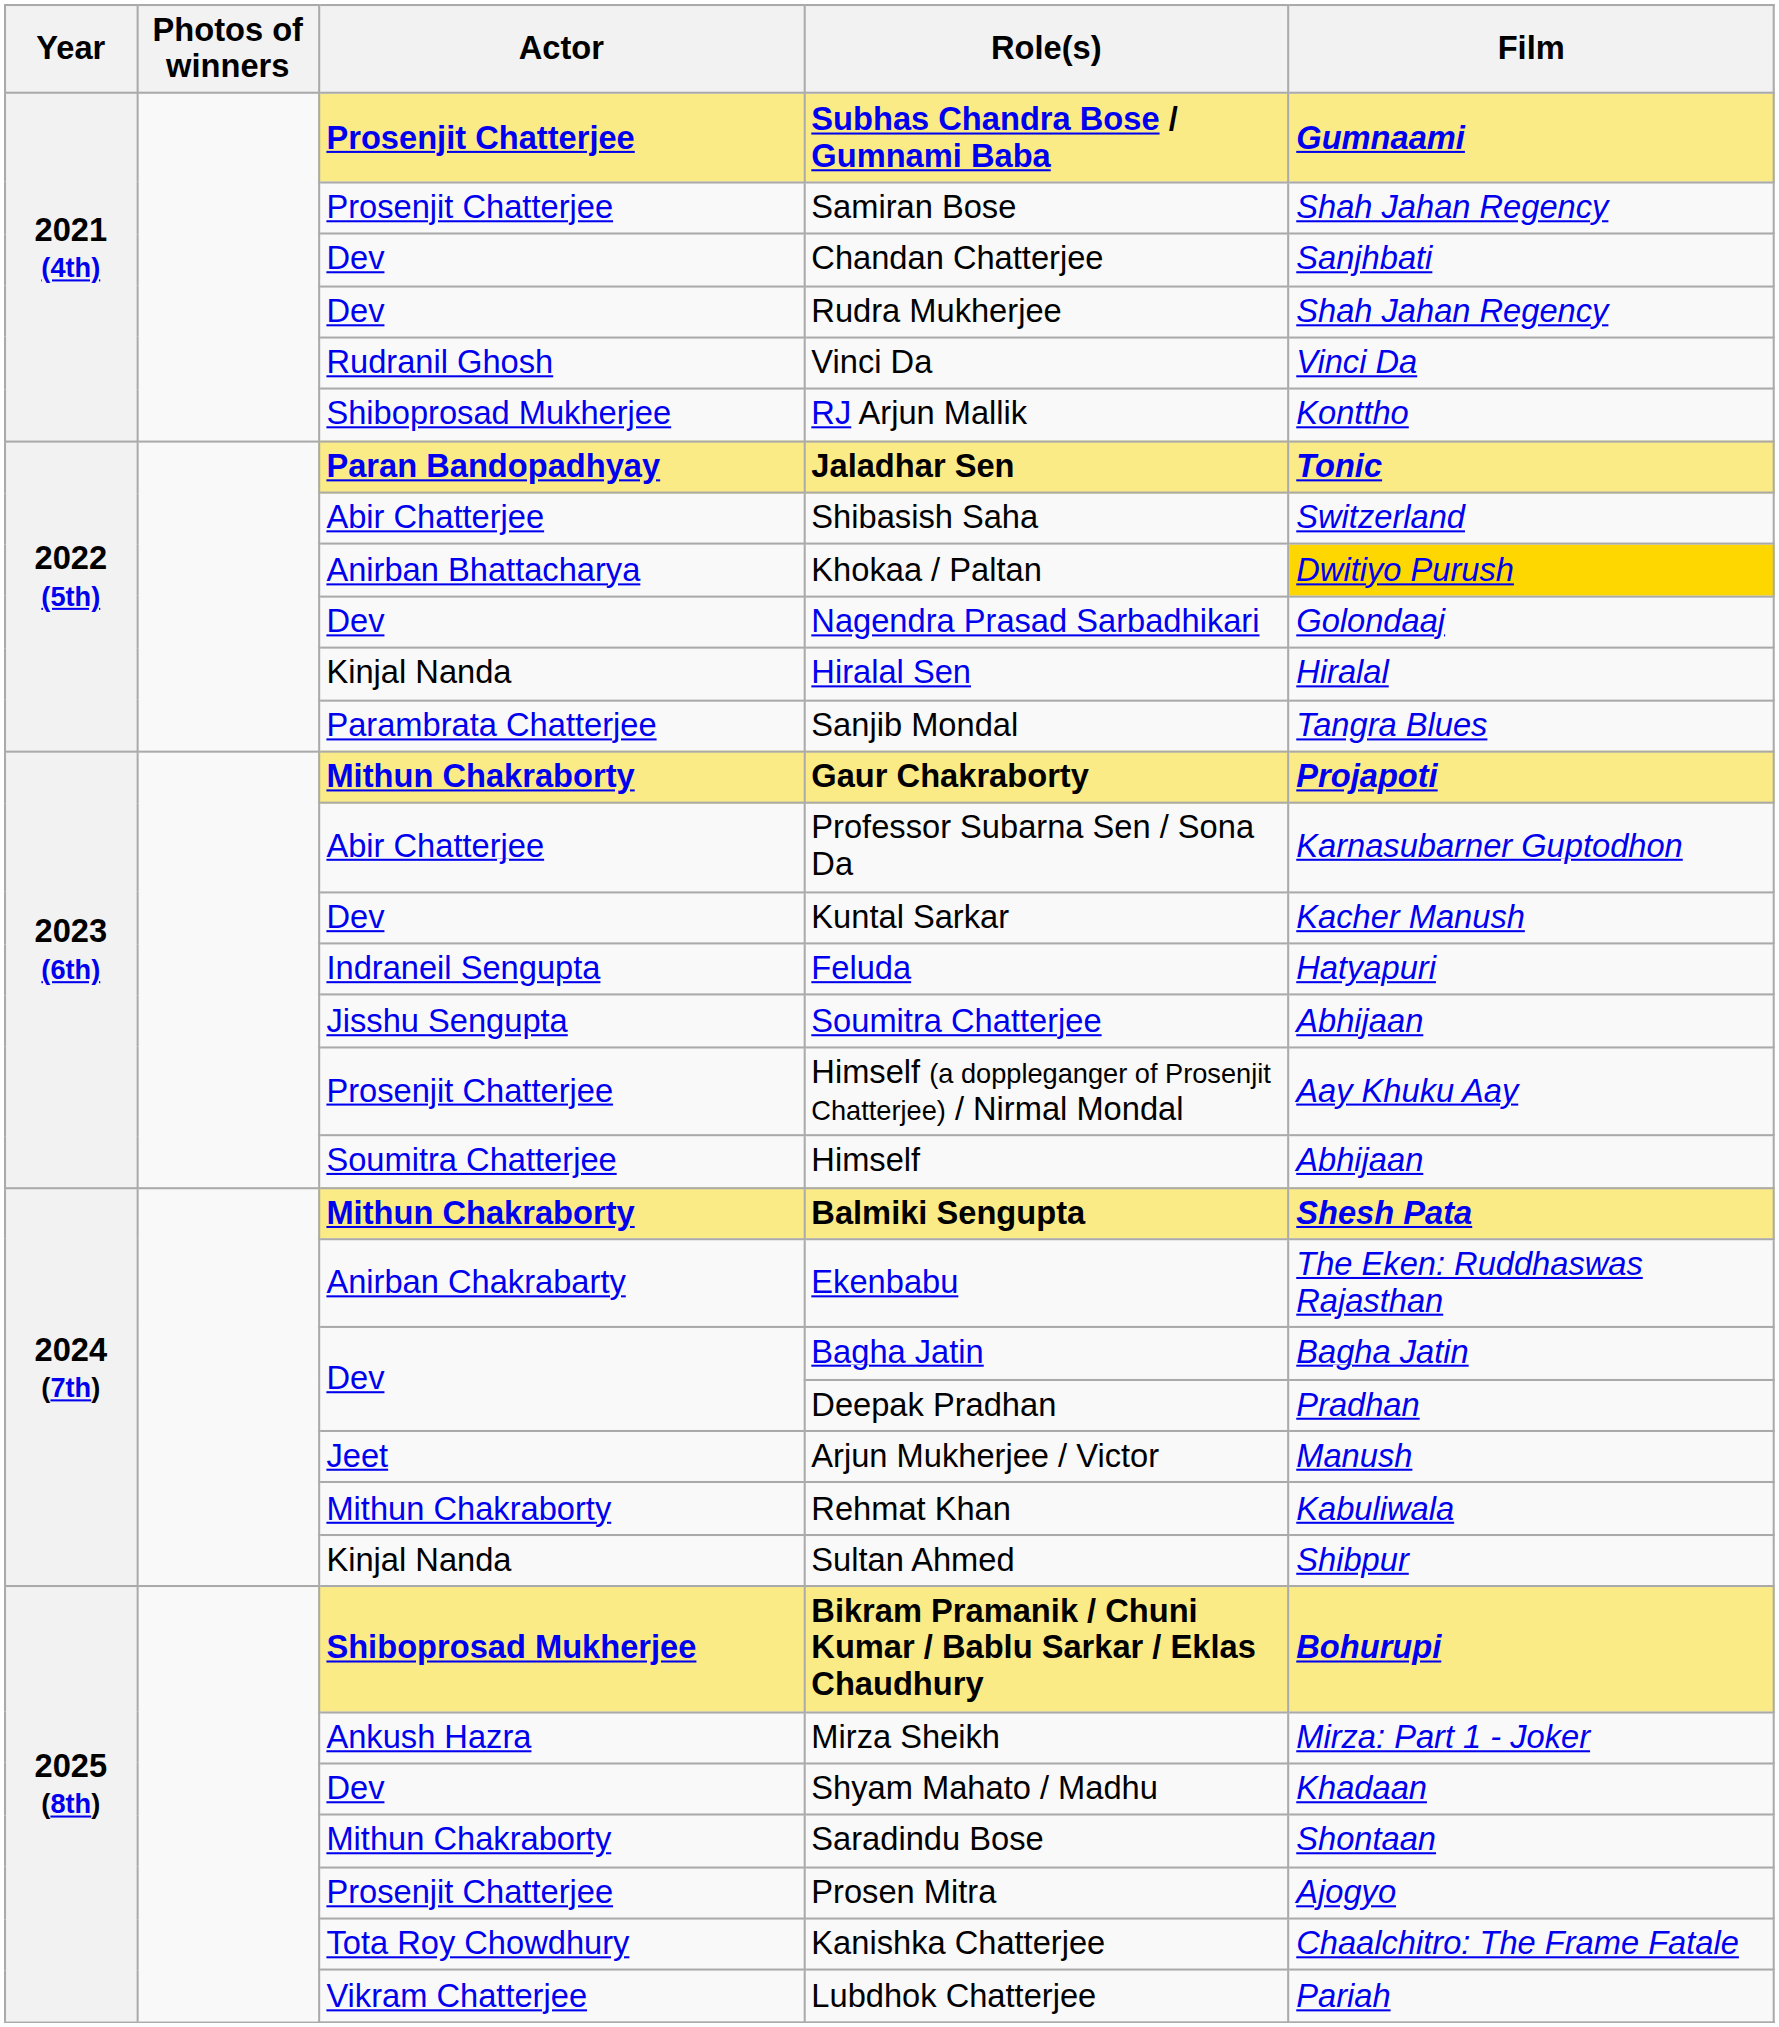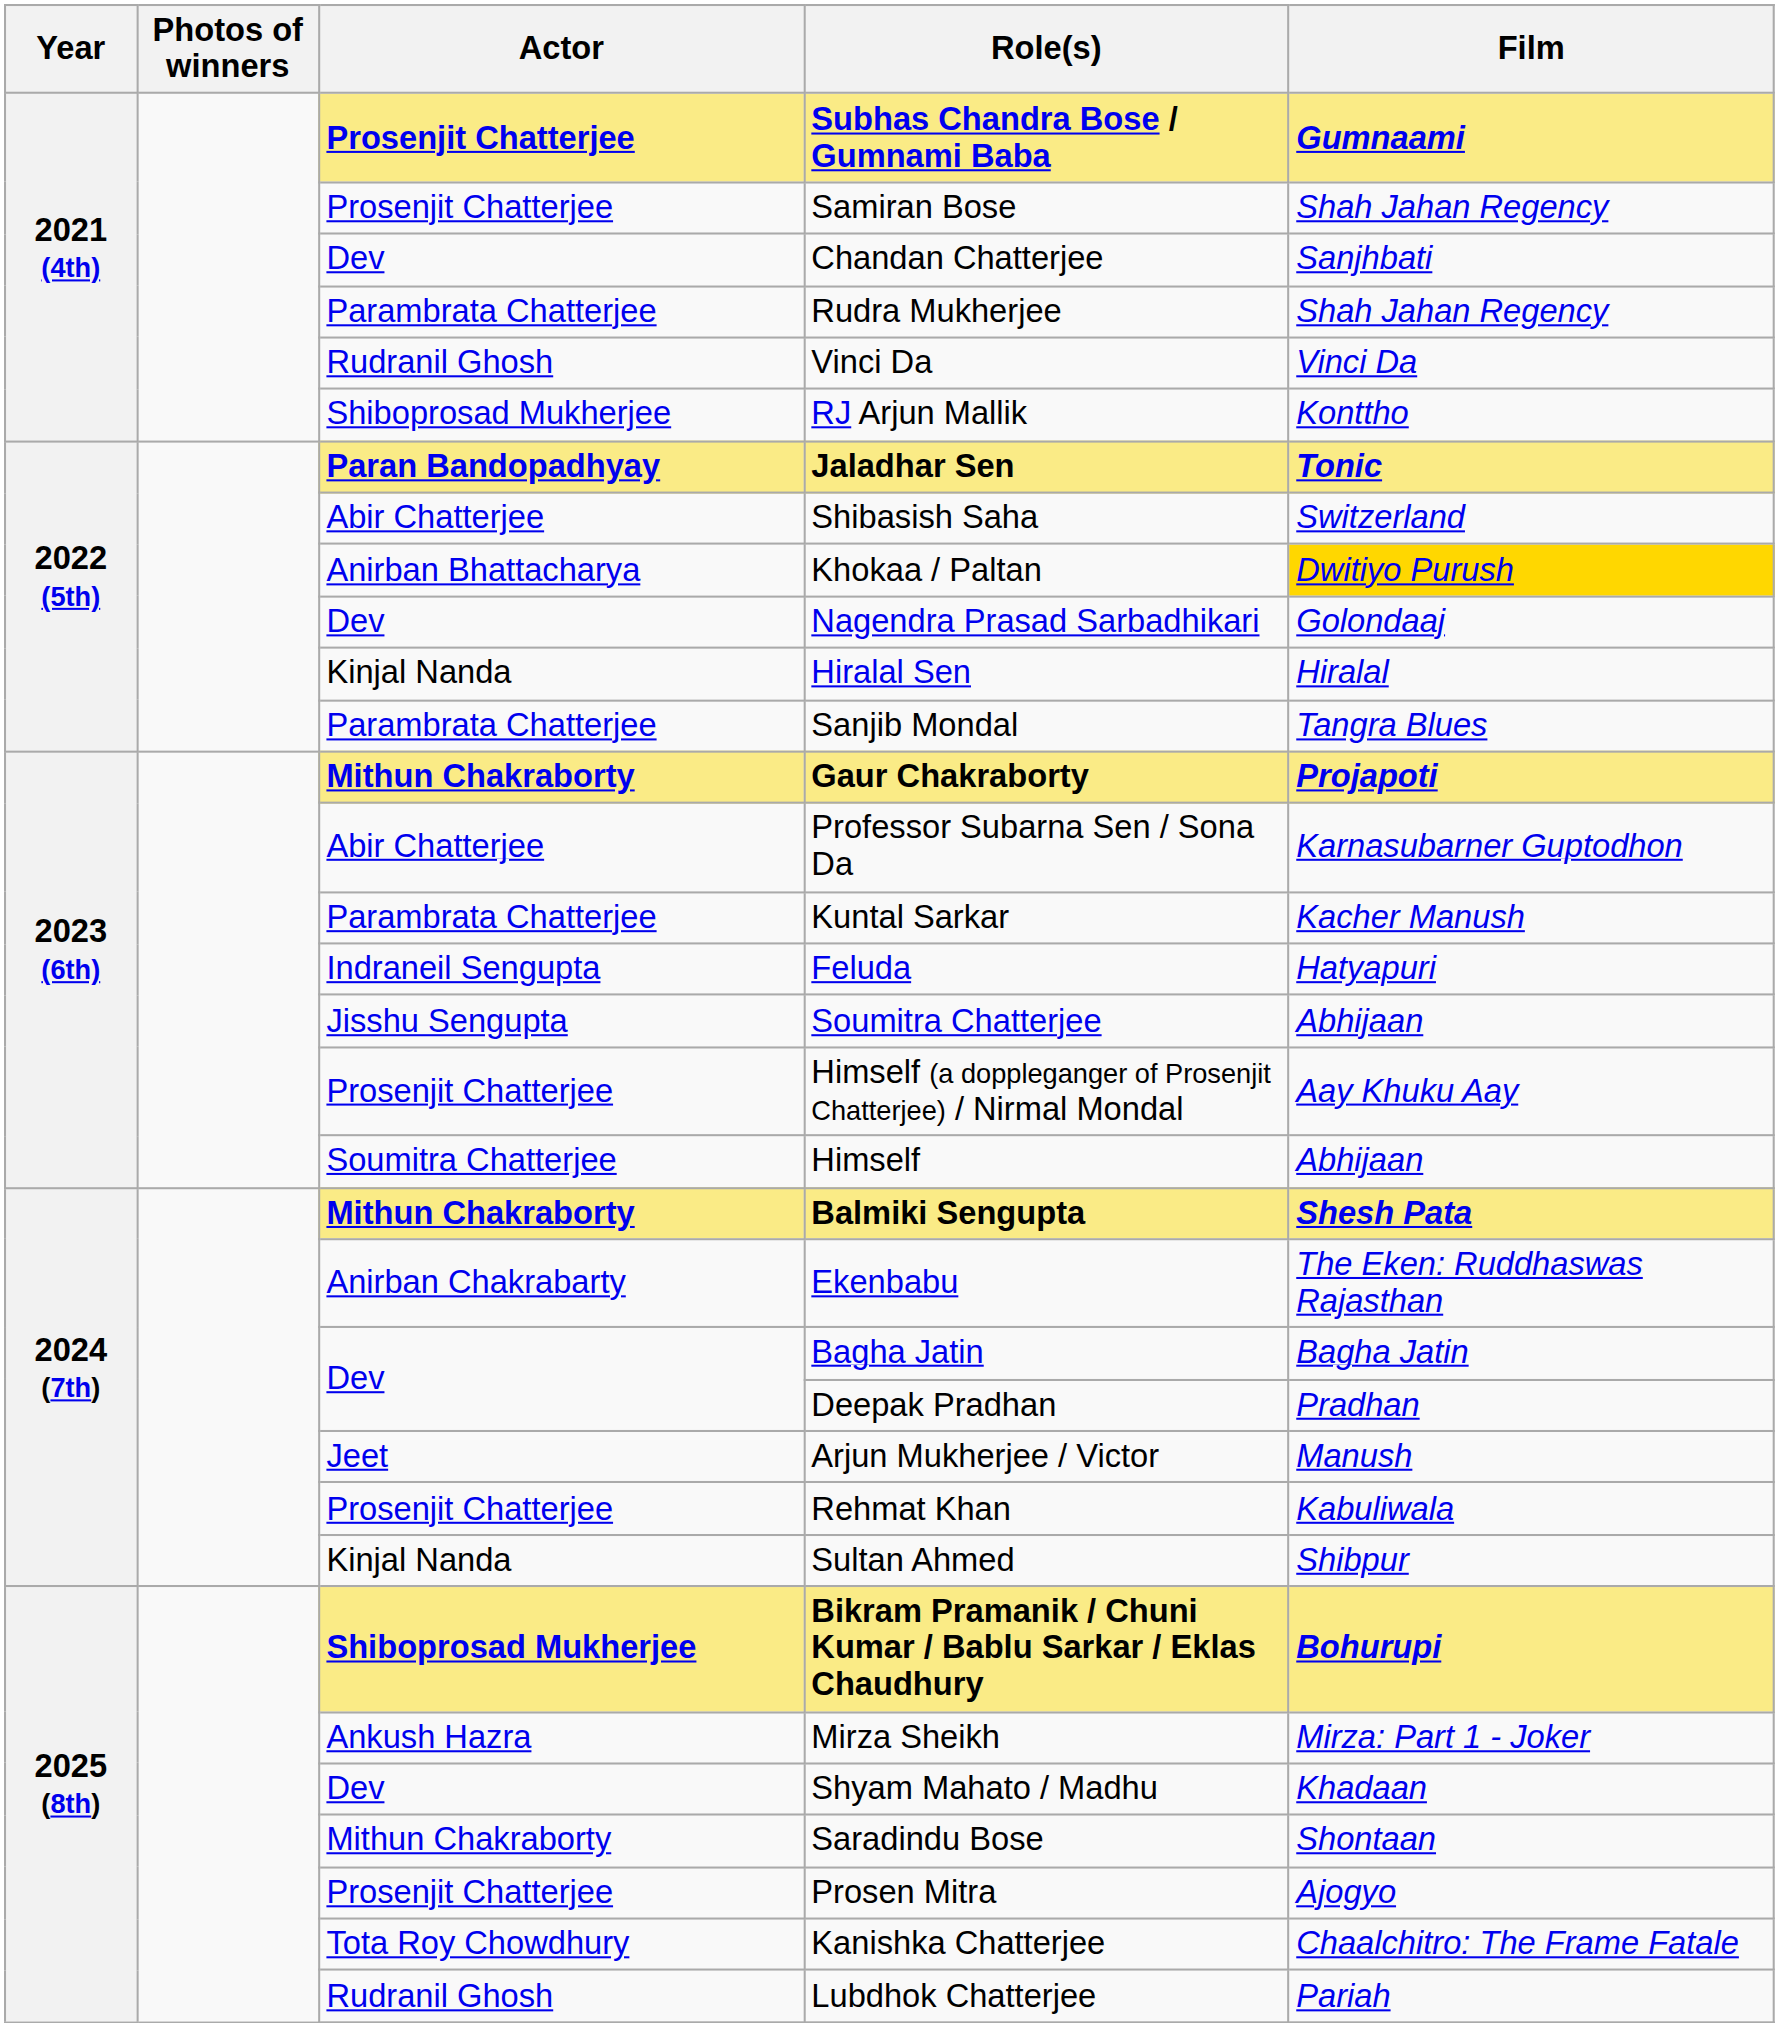(355, 310) Dev -> (492, 310) Parambrata Chatterjee
(355, 917) Dev -> (492, 917) Parambrata Chatterjee
(469, 1508) Mithun Chakraborty -> (470, 1508) Prosenjit Chatterjee
(457, 1995) Vikram Chatterjee -> (440, 1995) Rudranil Ghosh
